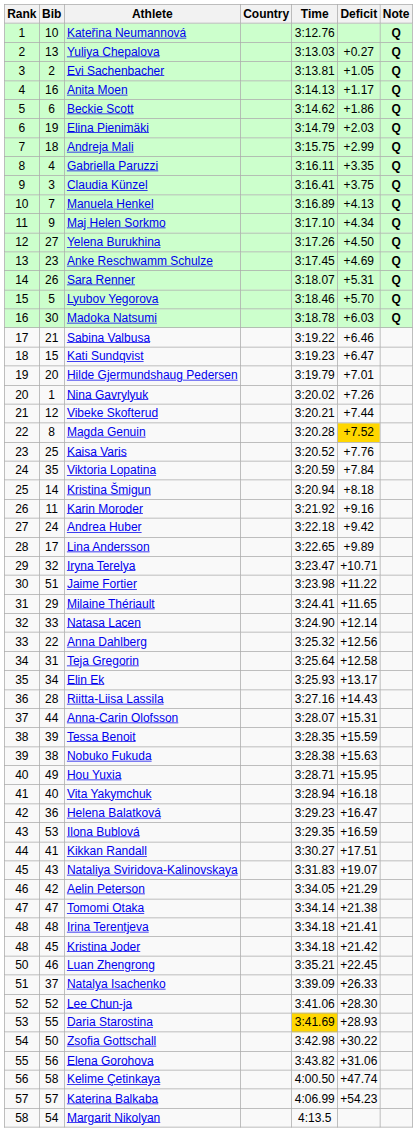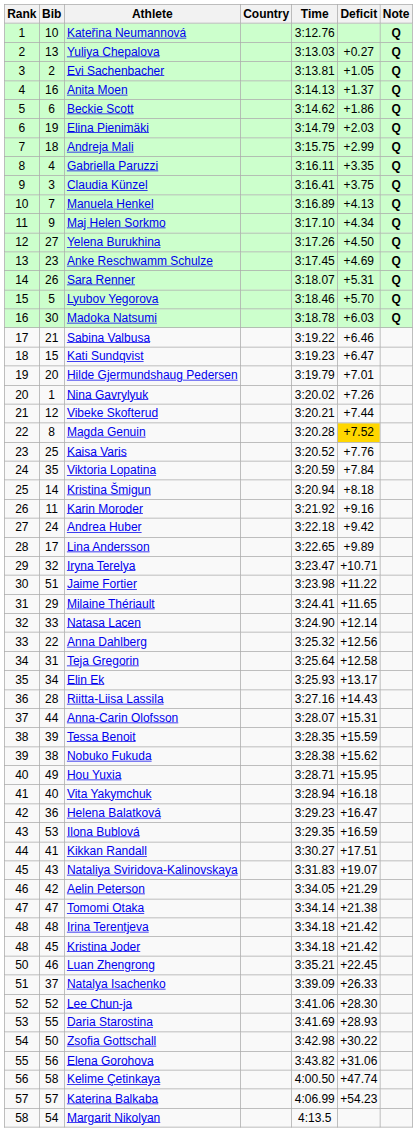(359, 90) +1.17 -> (359, 90) +1.37
(359, 756) +15.63 -> (359, 756) +15.62
(359, 927) +21.41 -> (359, 927) +21.42
(315, 1022) gold background -> (315, 1022) no background
